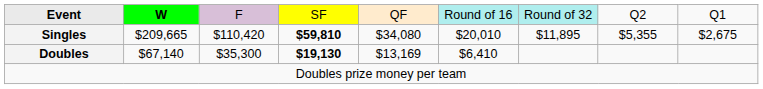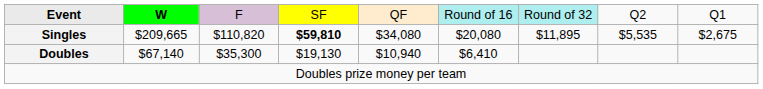(239, 35) $110,420 -> (239, 35) $110,820
(478, 35) $20,010 -> (478, 35) $20,080
(638, 35) $5,355 -> (638, 35) $5,535
(319, 54) bold -> (319, 54) normal
(398, 54) $13,169 -> (398, 54) $10,940
